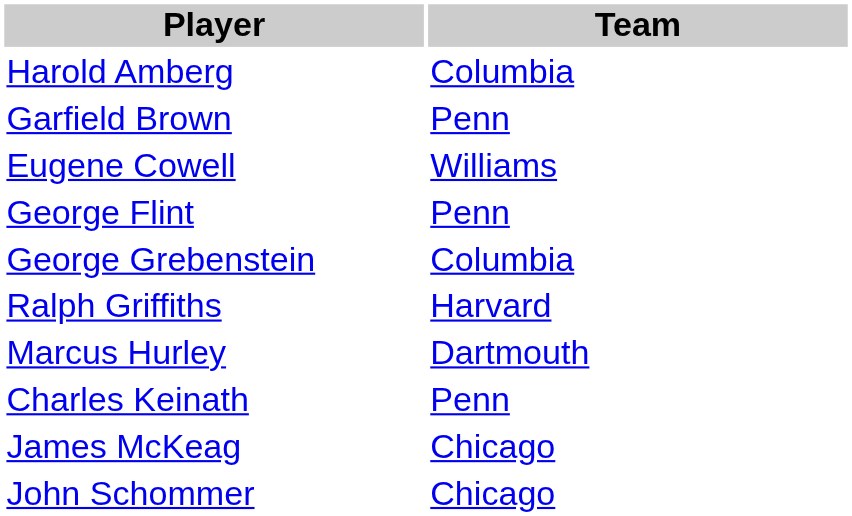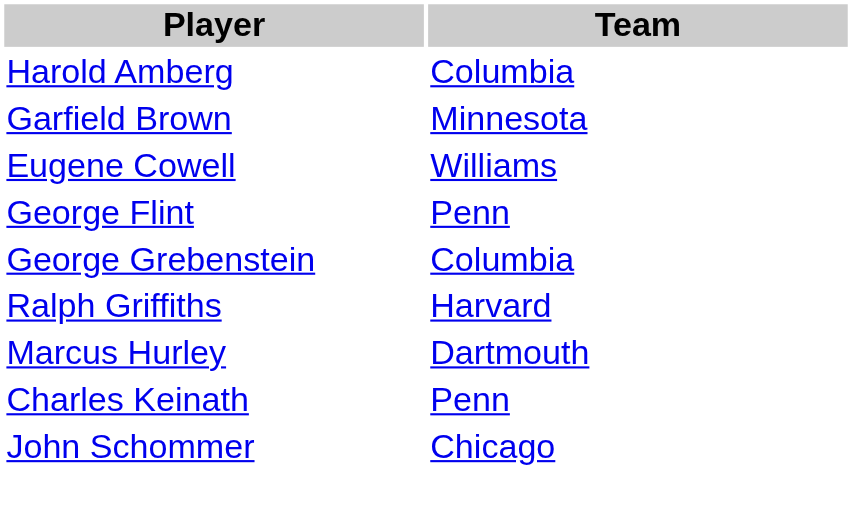(470, 118) Penn -> (509, 118) Minnesota
- row: (124, 446)
